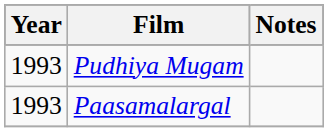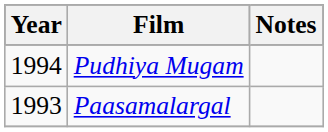(36, 65) 1993 -> (36, 65) 1994
